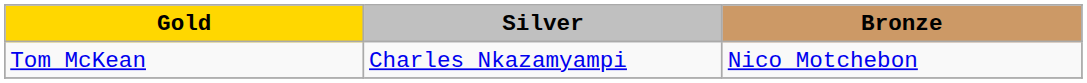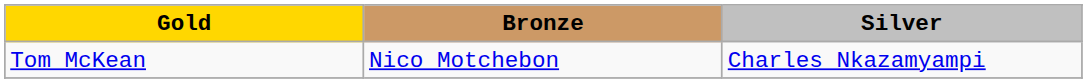columns swapped: (543, 23) <-> (902, 23)
